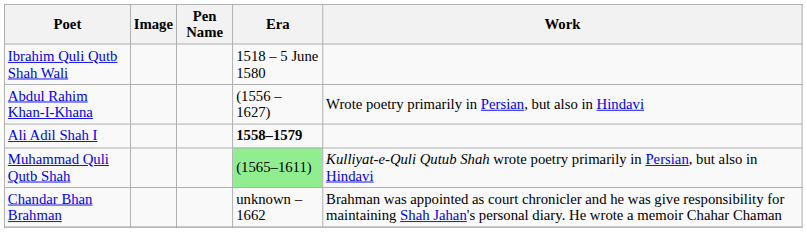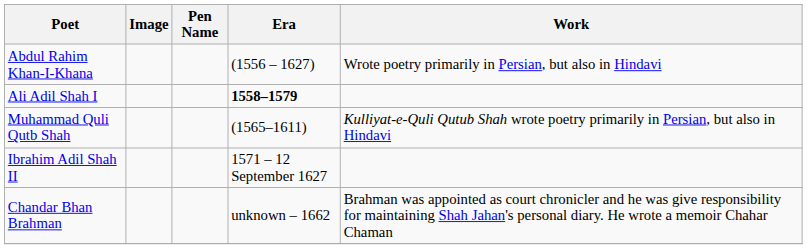- row: (63, 64)
(274, 167) lightgreen background -> (269, 127) no background
+ row: (62, 167)
